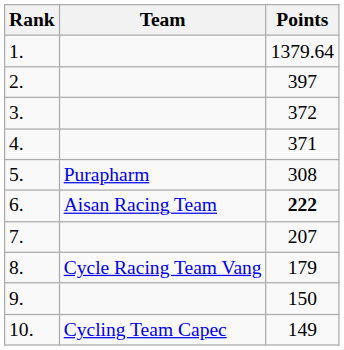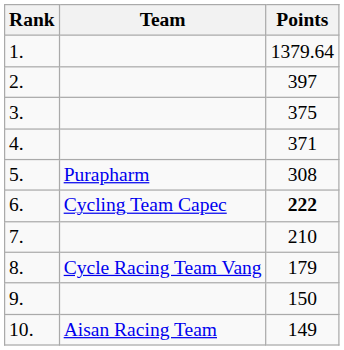(302, 112) 372 -> (302, 112) 375
(140, 205) Aisan Racing Team -> (145, 205) Cycling Team Capec
(302, 236) 207 -> (302, 236) 210
(145, 329) Cycling Team Capec -> (140, 329) Aisan Racing Team
